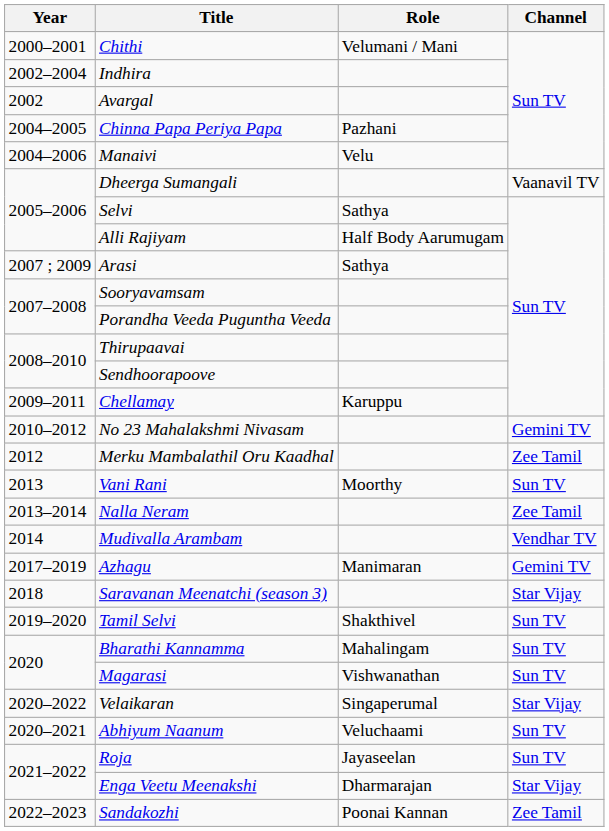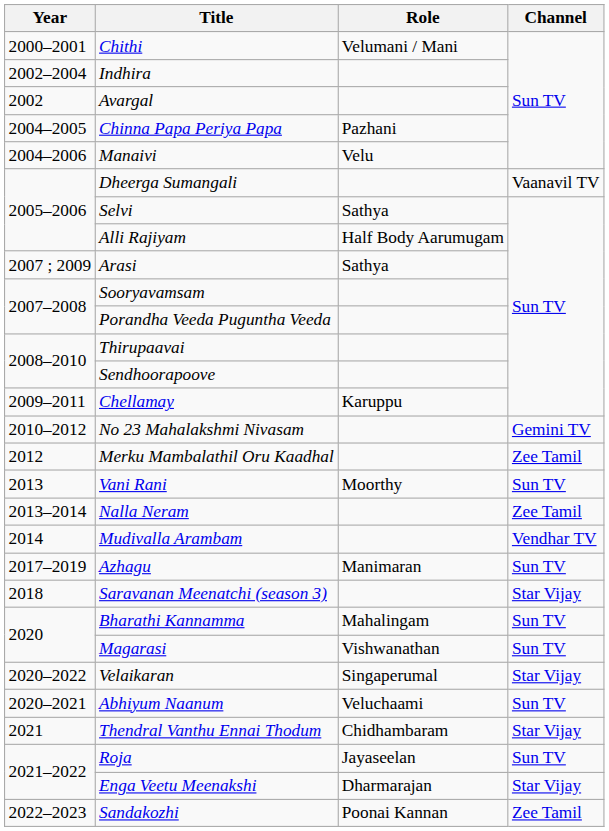(551, 566) Gemini TV -> (539, 566) Sun TV
- row: (137, 621)
+ row: (210, 730)
